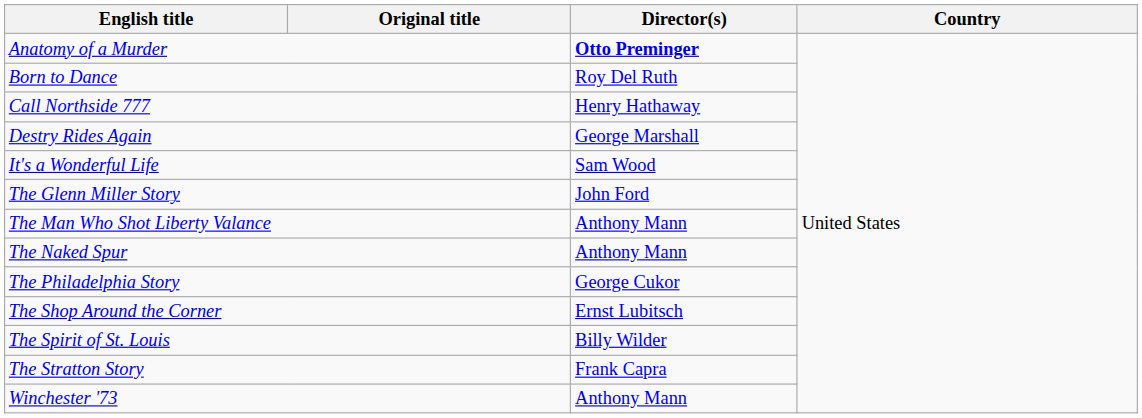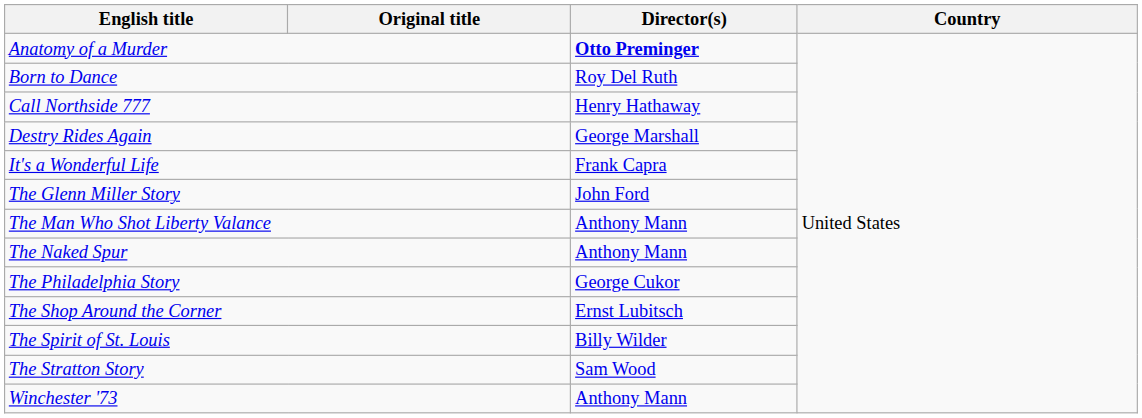(615, 164) Sam Wood -> (621, 164) Frank Capra
(621, 369) Frank Capra -> (615, 369) Sam Wood
